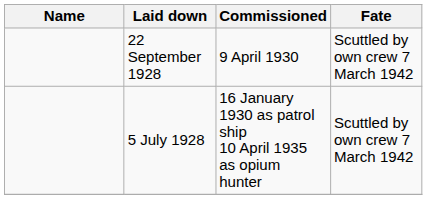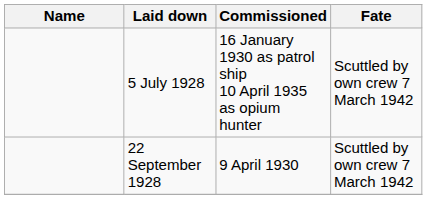rows swapped: (166, 140) <-> (164, 57)
